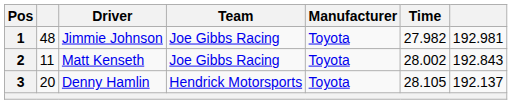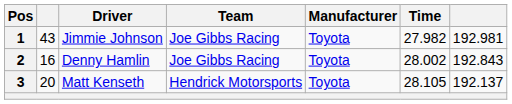(48, 38) 48 -> (48, 38) 43
(47, 60) 11 -> (48, 60) 16
(103, 60) Matt Kenseth -> (106, 60) Denny Hamlin
(106, 82) Denny Hamlin -> (103, 82) Matt Kenseth
